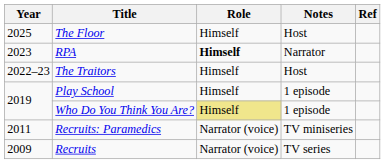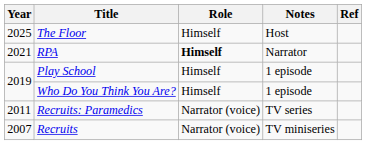(19, 52) 2023 -> (19, 52) 2021
- row: (86, 71)
(219, 110) khaki background -> (201, 91) no background
(318, 129) TV miniseries -> (289, 110) TV series
(19, 149) 2009 -> (19, 129) 2007
(307, 149) TV series -> (300, 129) TV miniseries
